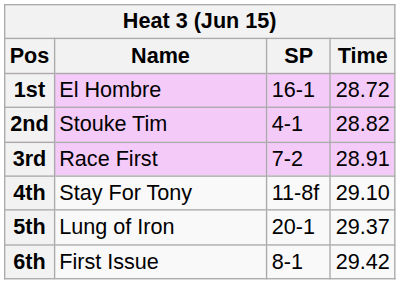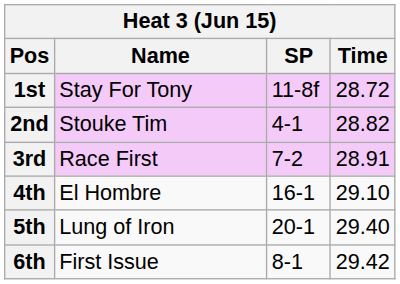(110, 90) El Hombre -> (126, 90) Stay For Tony
(293, 90) 16-1 -> (295, 90) 11-8f
(126, 192) Stay For Tony -> (110, 192) El Hombre
(295, 192) 11-8f -> (293, 192) 16-1
(363, 227) 29.37 -> (363, 227) 29.40
